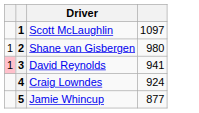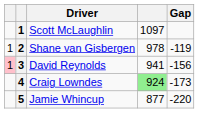+ column: (180, 13)
(155, 48) 980 -> (155, 48) 978
(155, 83) no background -> (155, 83) lightgreen background
